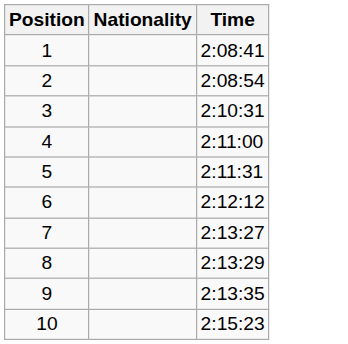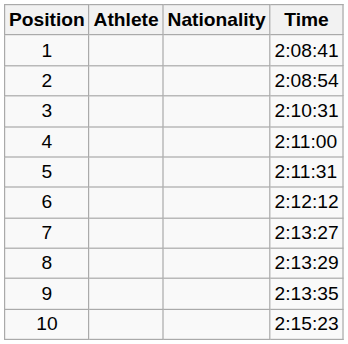+ column: (126, 19)
